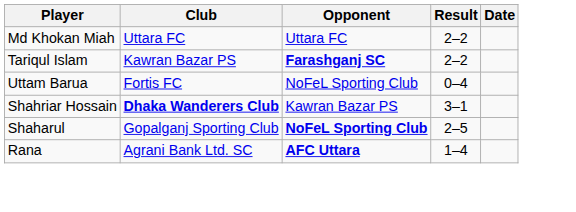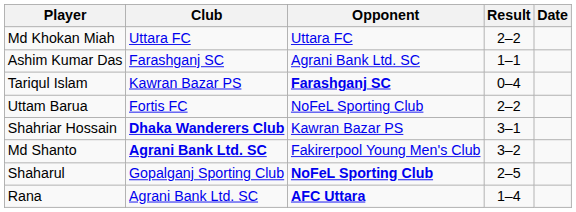+ row: (65, 60)
(456, 60) 2–2 -> (509, 83) 0–4
(456, 83) 0–4 -> (509, 106) 2–2
+ row: (42, 151)
